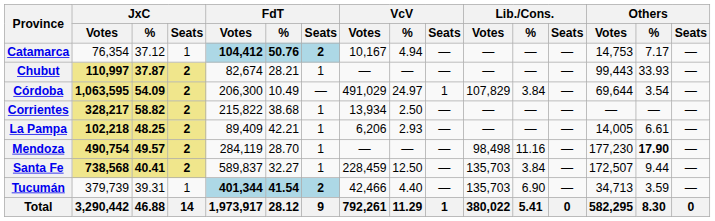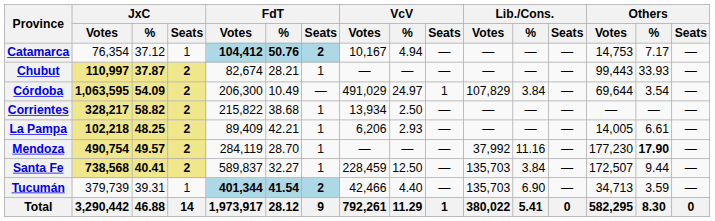(492, 149) 98,498 -> (492, 149) 37,992
